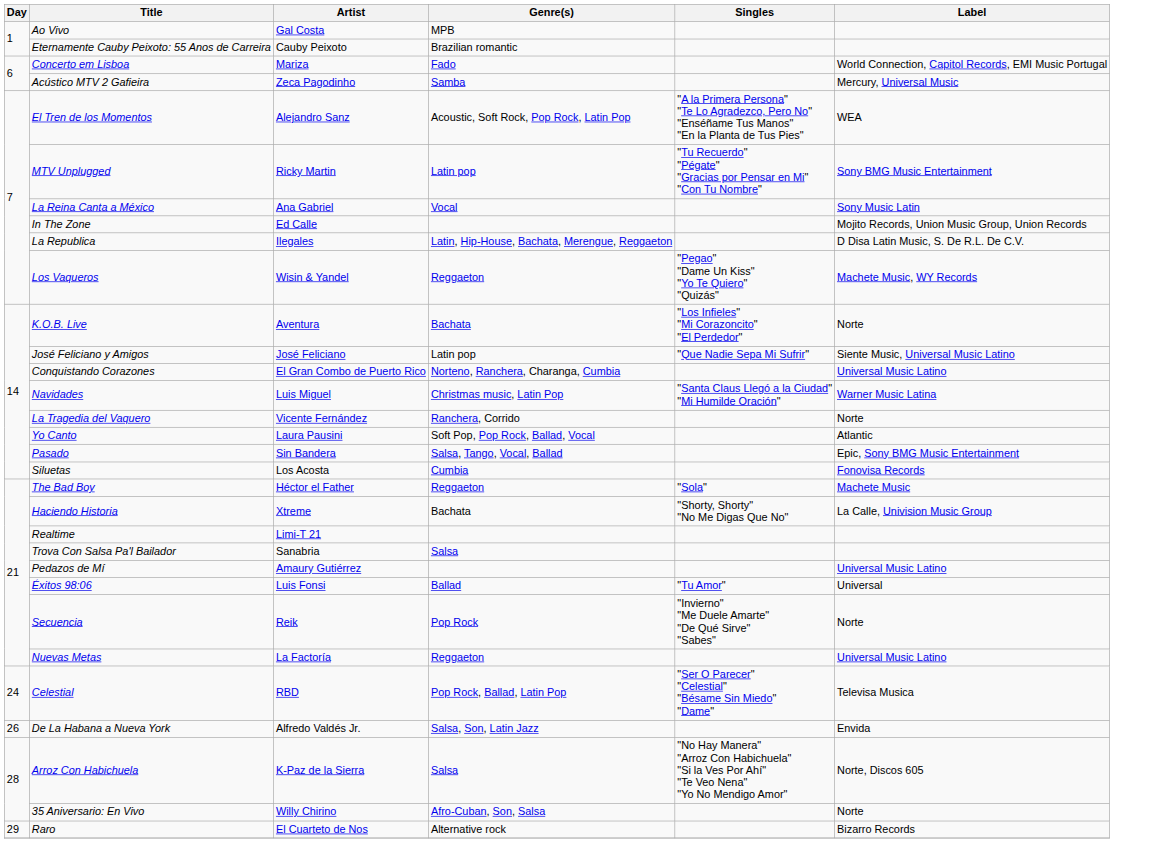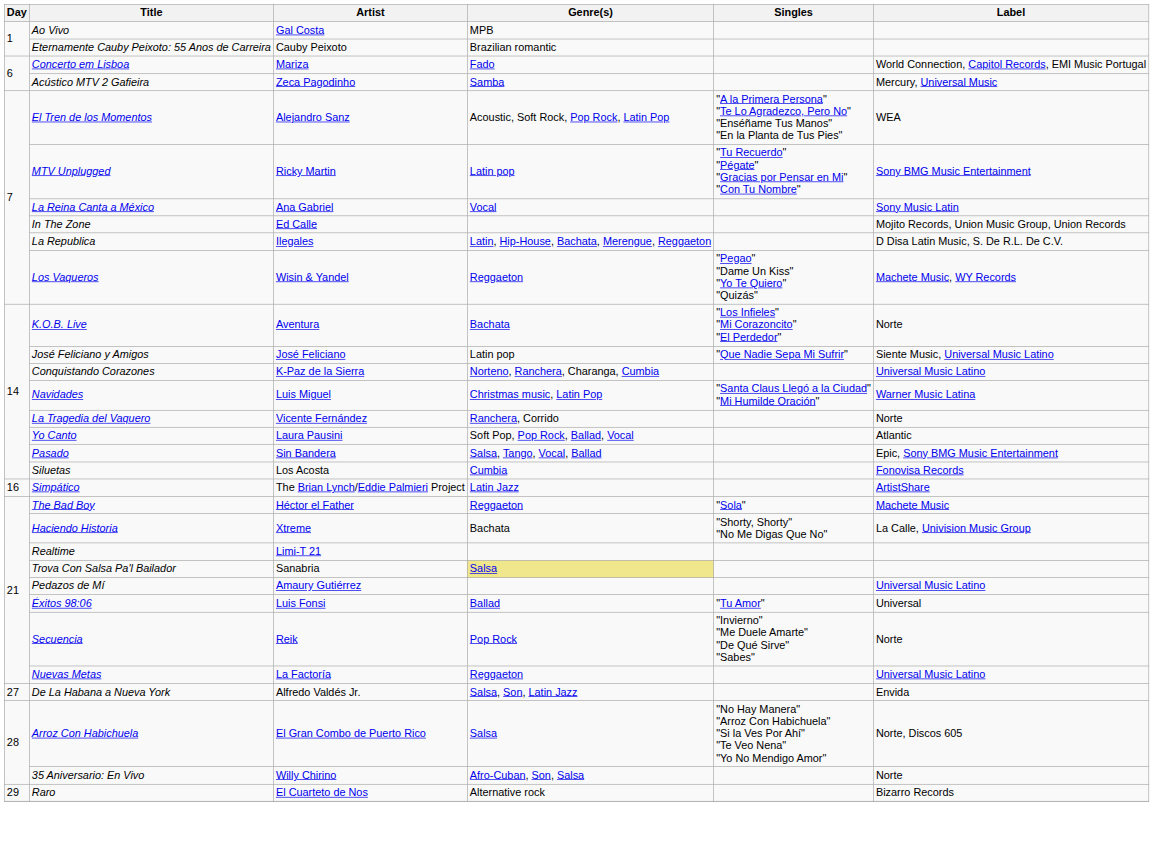(351, 372) El Gran Combo de Puerto Rico -> (320, 372) K-Paz de la Sierra
+ row: (56, 487)
(445, 551) no background -> (483, 569) khaki background
- row: (53, 693)
(13, 728) 26 -> (13, 692) 27
(320, 770) K-Paz de la Sierra -> (351, 733) El Gran Combo de Puerto Rico
